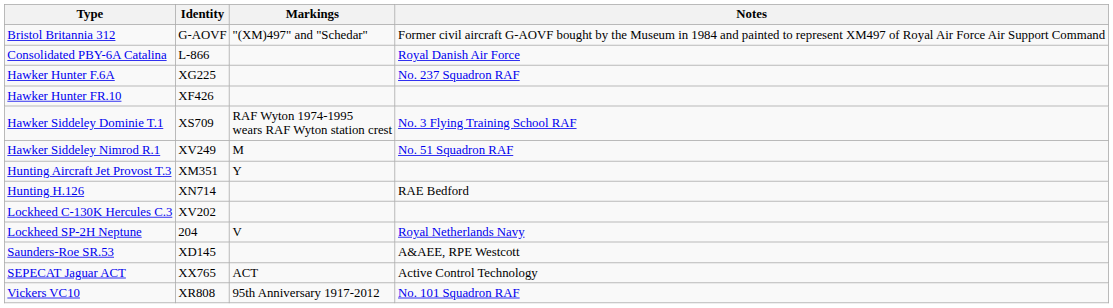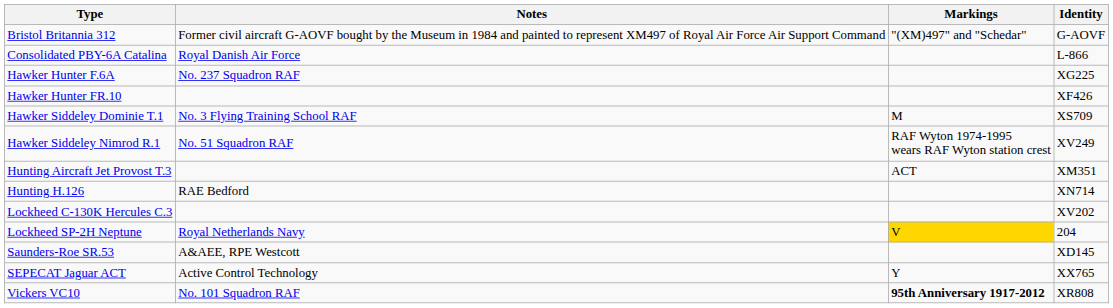columns swapped: (202, 14) <-> (752, 14)
(312, 123) RAF Wyton 1974-1995 wears RAF Wyton station crest -> (897, 116) M
(238, 150) M -> (971, 143) RAF Wyton 1974-1995 wears RAF Wyton station crest
(237, 171) Y -> (904, 171) ACT
(237, 232) no background -> (896, 232) gold background
(245, 272) ACT -> (896, 272) Y
(306, 292) normal -> (968, 292) bold
